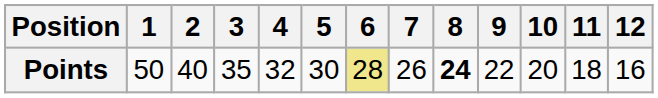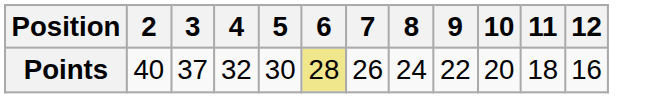- column: (149, 26)
(236, 70) 35 -> (193, 70) 37
(455, 70) bold -> (411, 70) normal
